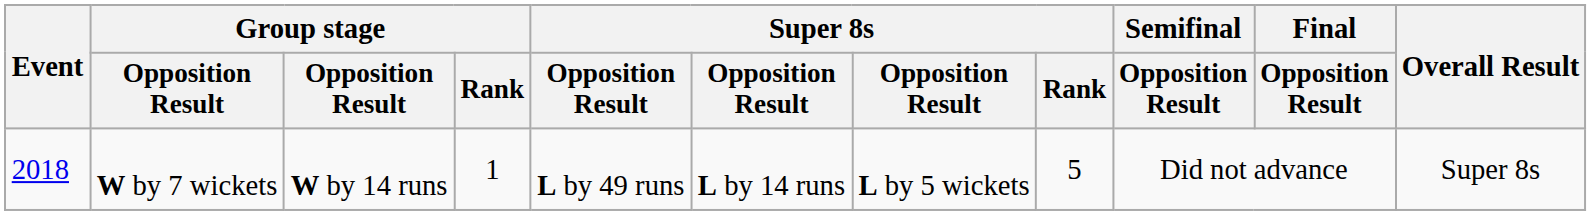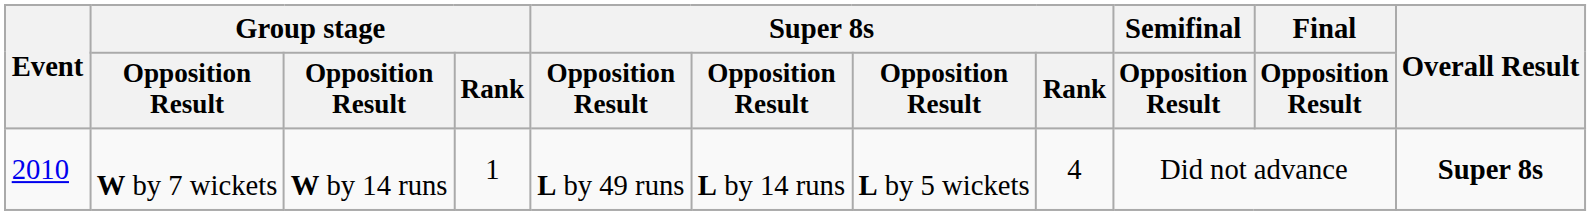(40, 169) 2018 -> (40, 169) 2010
(1074, 169) 5 -> (1074, 169) 4
(1490, 169) normal -> (1491, 169) bold
